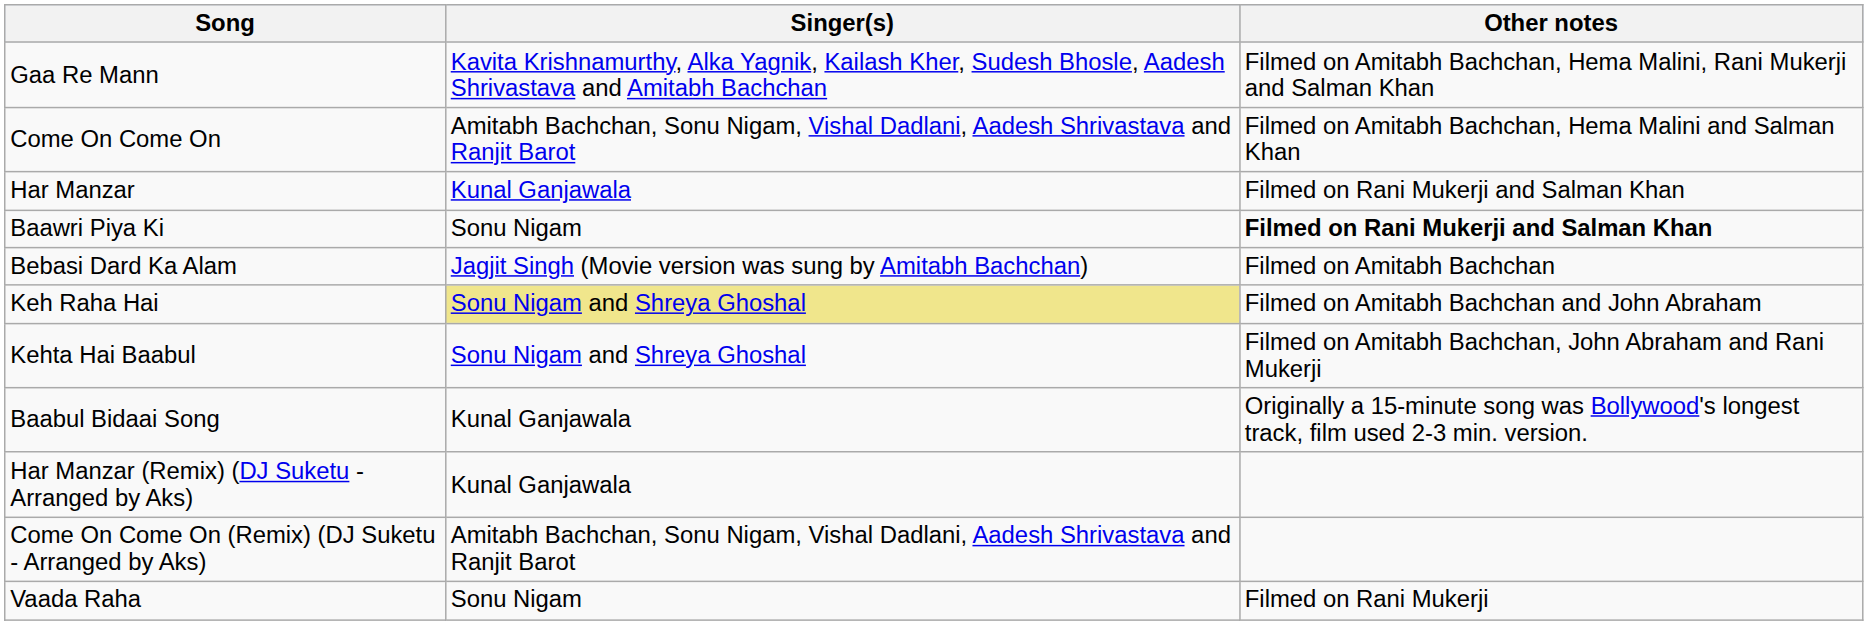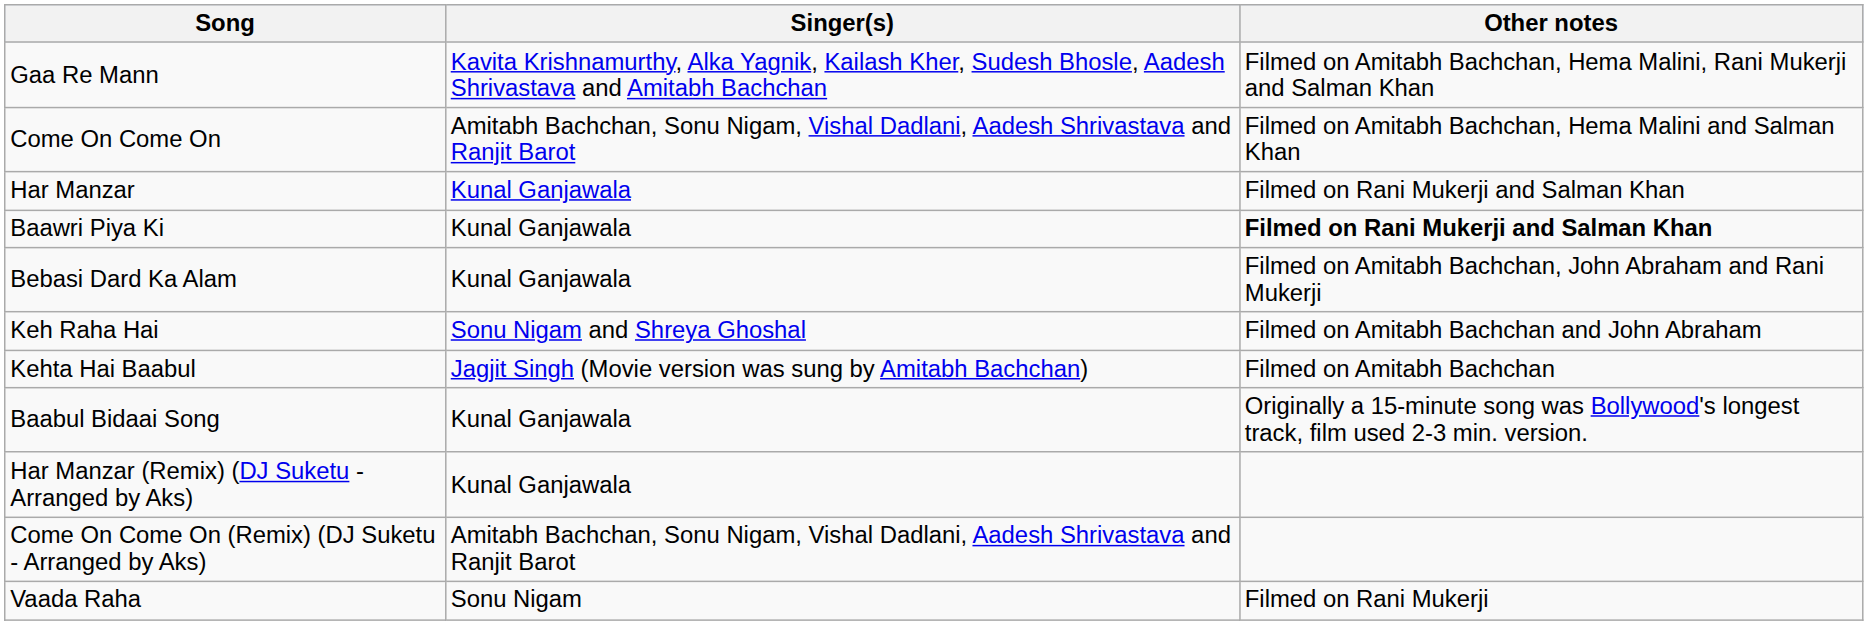(516, 228) Sonu Nigam -> (541, 228) Kunal Ganjawala
(769, 266) Jagjit Singh (Movie version was sung by Amitabh Bachchan) -> (541, 279) Kunal Ganjawala
(1400, 266) Filmed on Amitabh Bachchan -> (1534, 279) Filmed on Amitabh Bachchan, John Abraham and Rani Mukerji
(628, 303) khaki background -> (628, 330) no background
(628, 355) Sonu Nigam and Shreya Ghoshal -> (769, 368) Jagjit Singh (Movie version was sung by Amitabh Bachchan)
(1534, 355) Filmed on Amitabh Bachchan, John Abraham and Rani Mukerji -> (1400, 368) Filmed on Amitabh Bachchan
